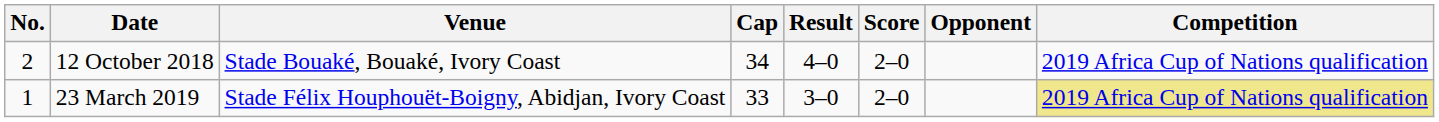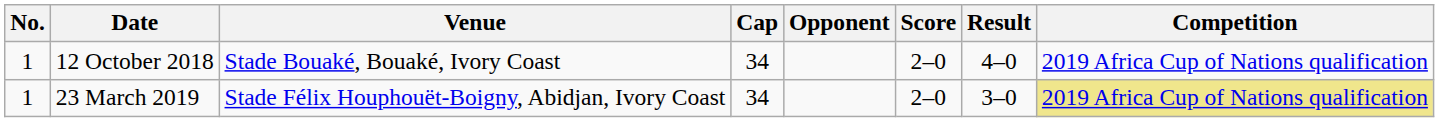columns swapped: (981, 23) <-> (821, 23)
(27, 60) 2 -> (27, 60) 1
(757, 97) 33 -> (757, 97) 34
